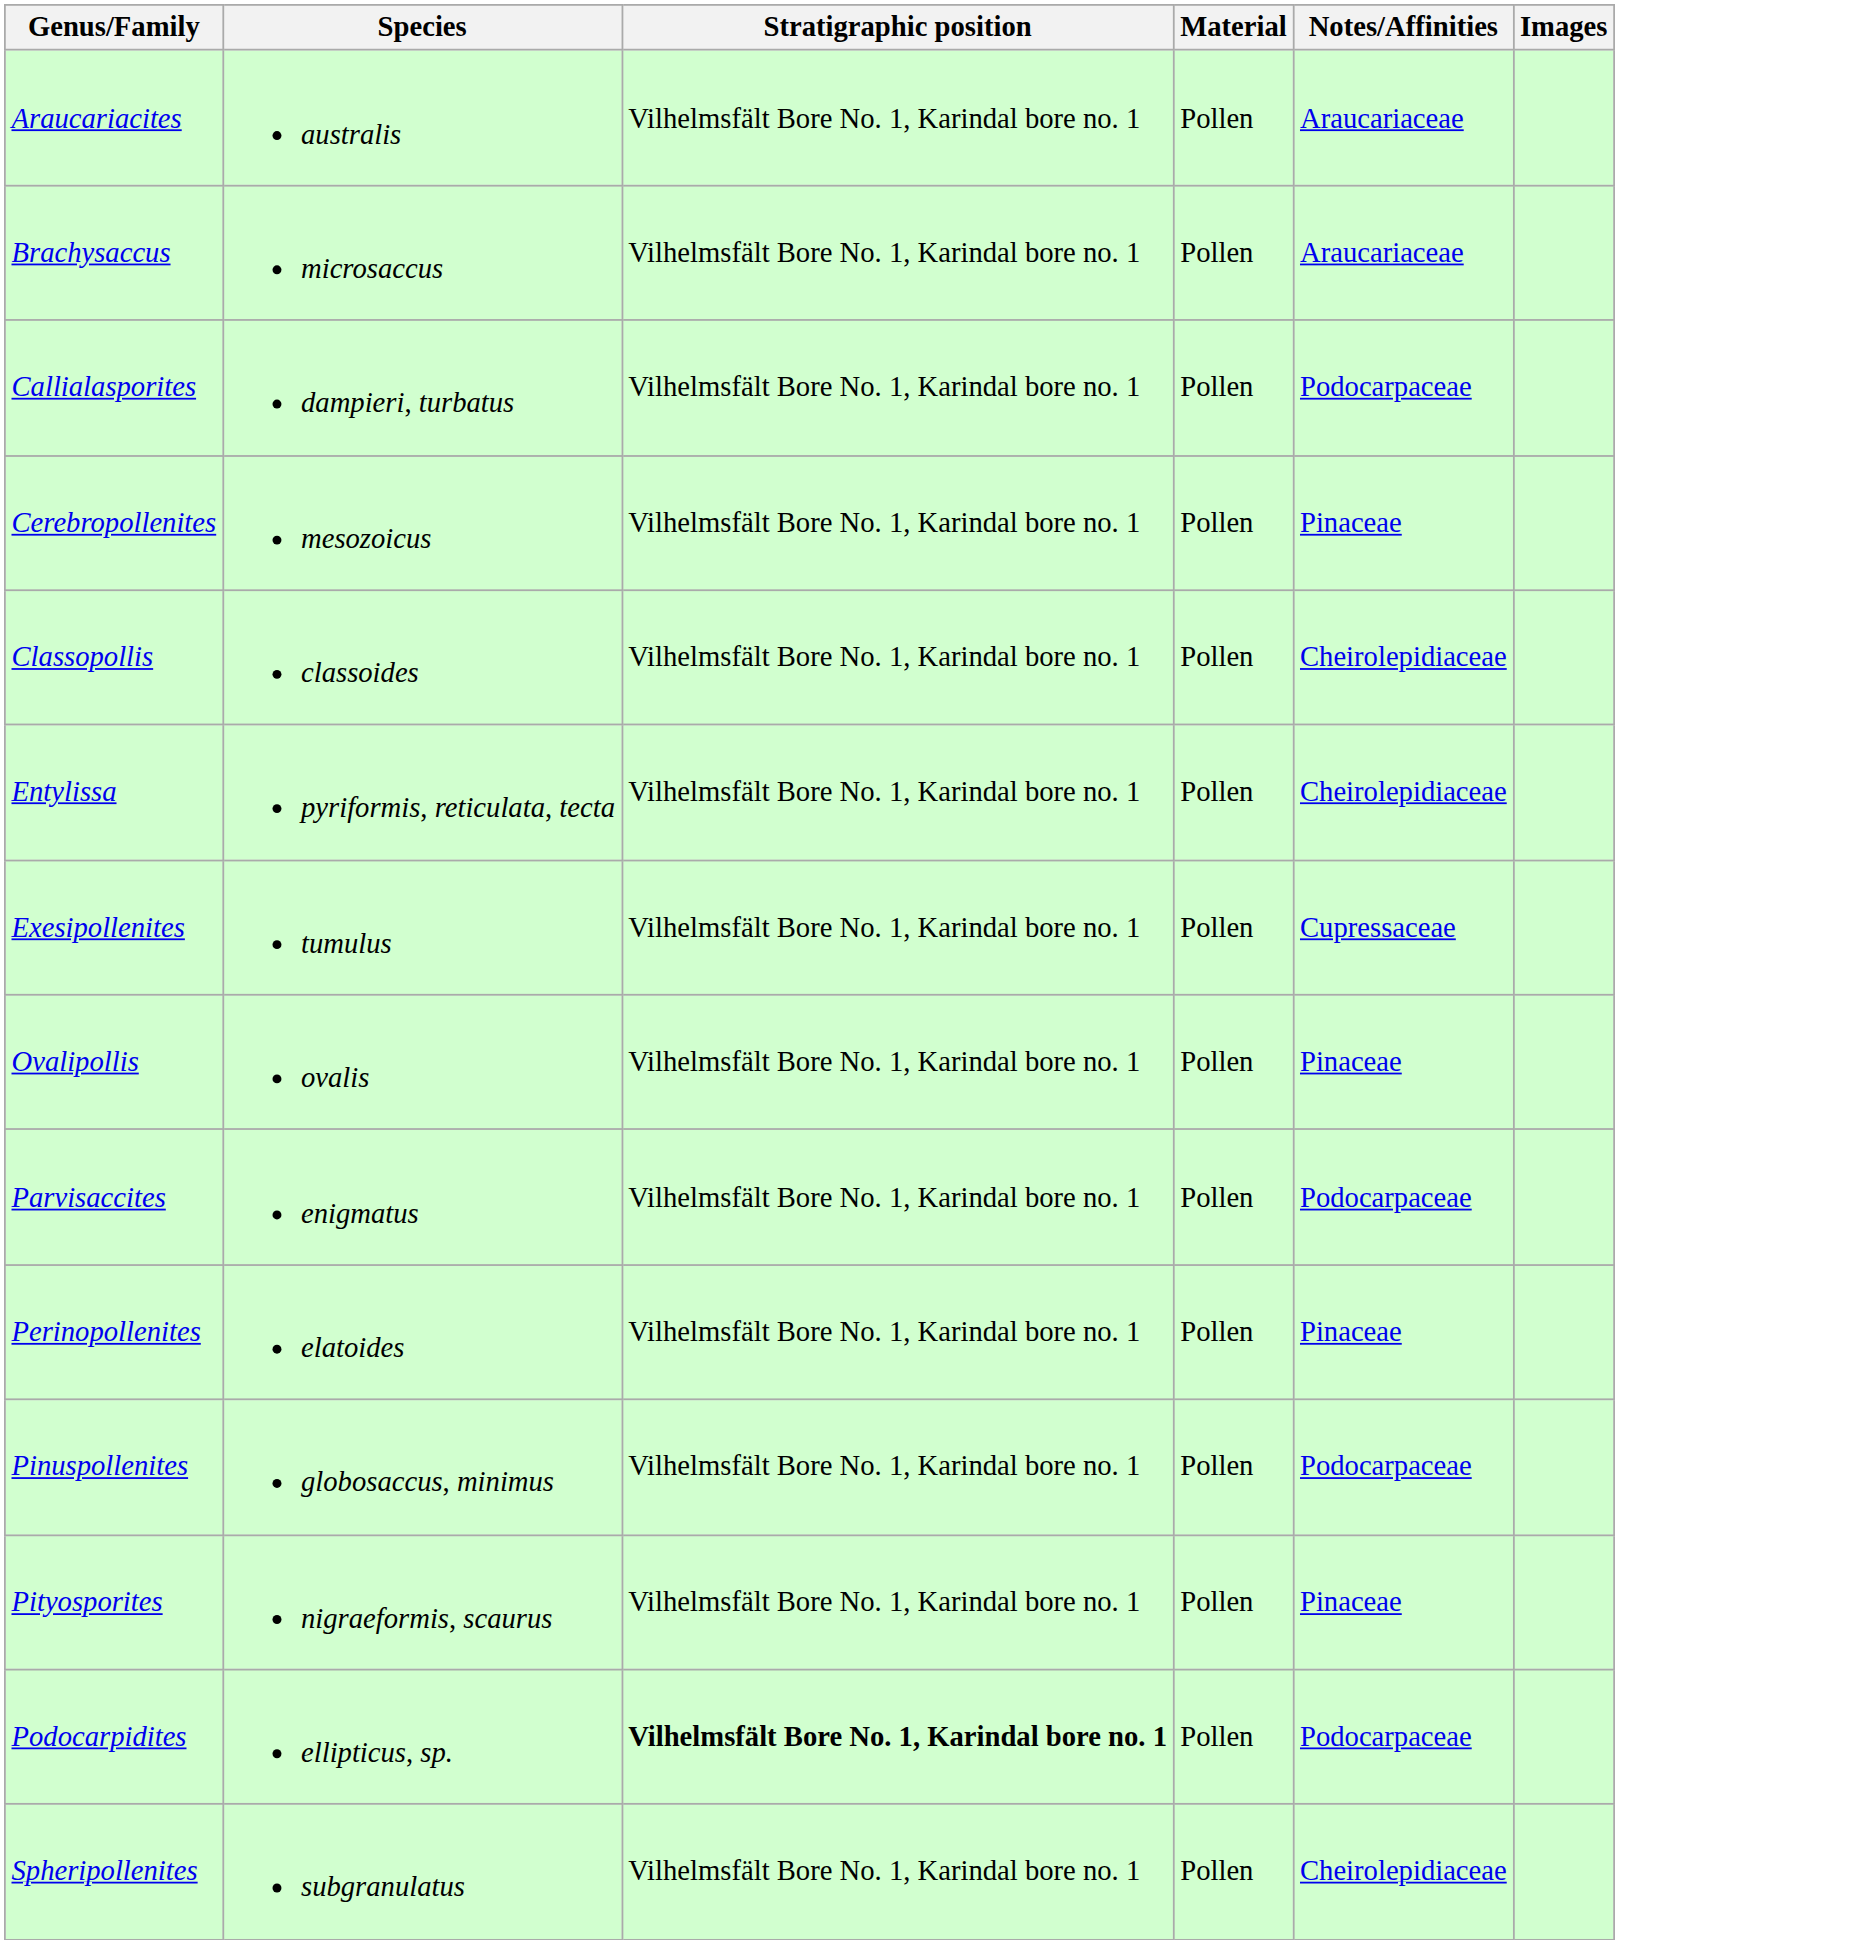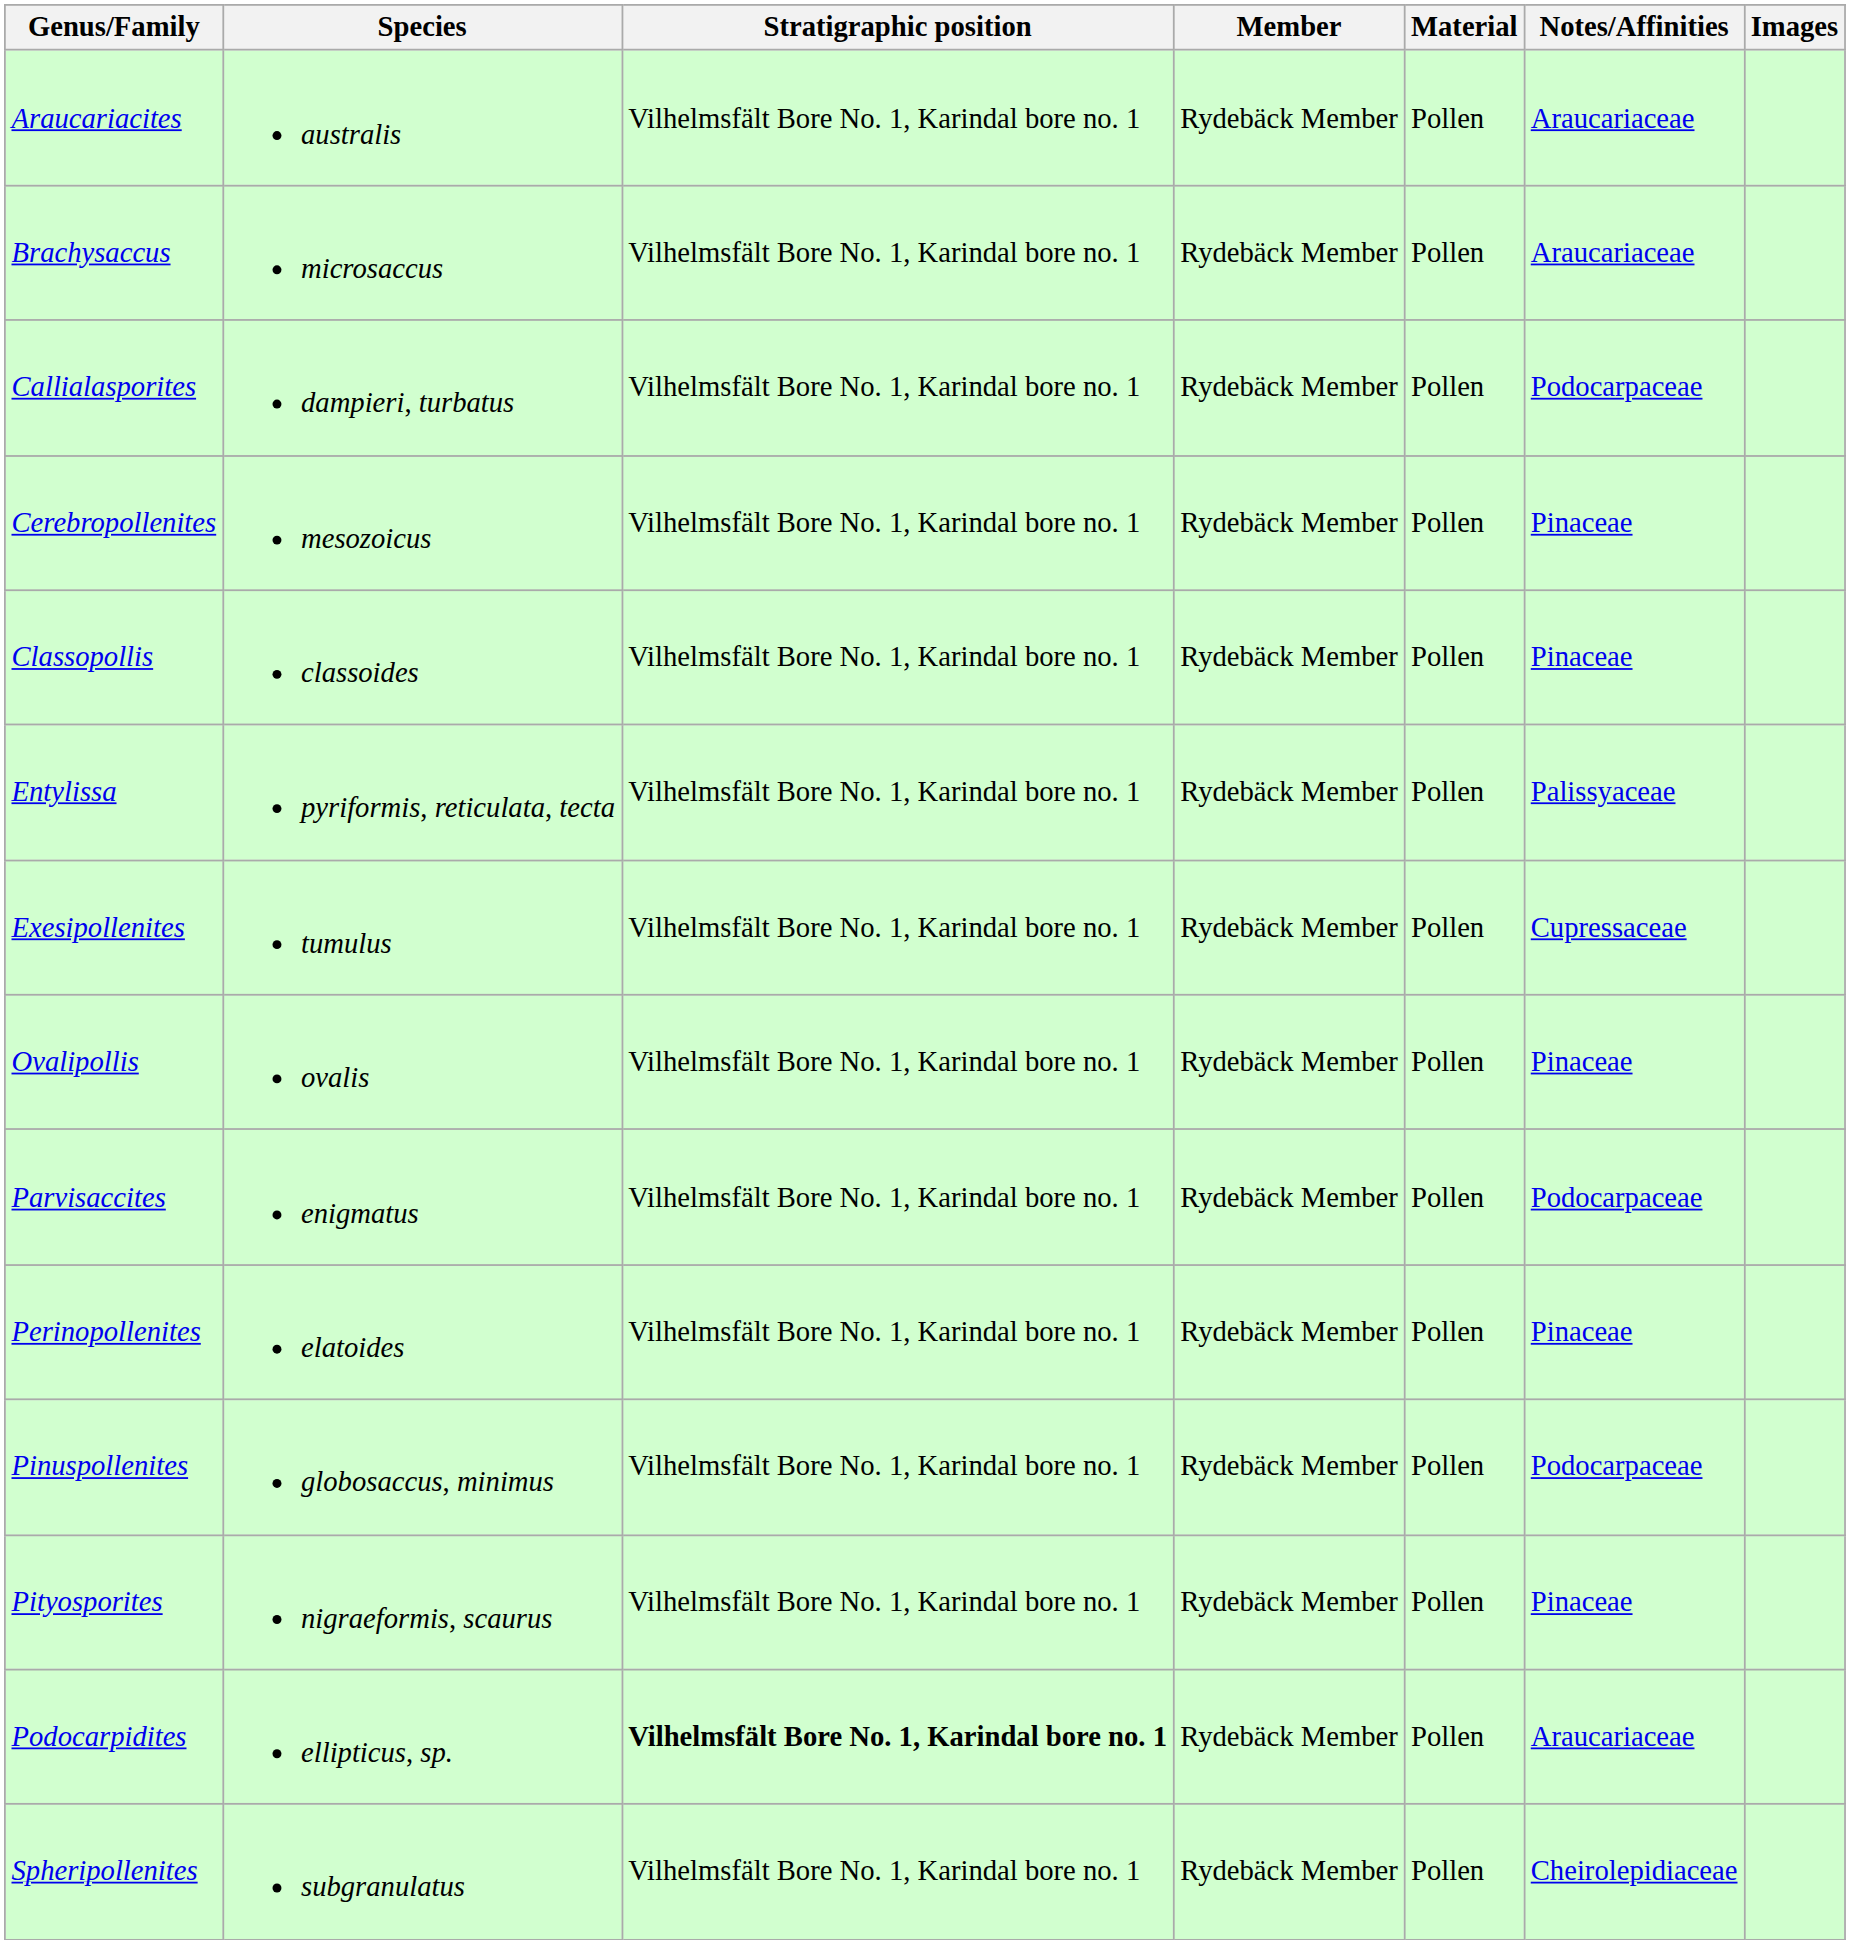+ column: (1289, 27)
(1403, 657) Cheirolepidiaceae -> (1582, 657) Pinaceae
(1403, 791) Cheirolepidiaceae -> (1603, 791) Palissyaceae
(1386, 1736) Podocarpaceae -> (1613, 1736) Araucariaceae
